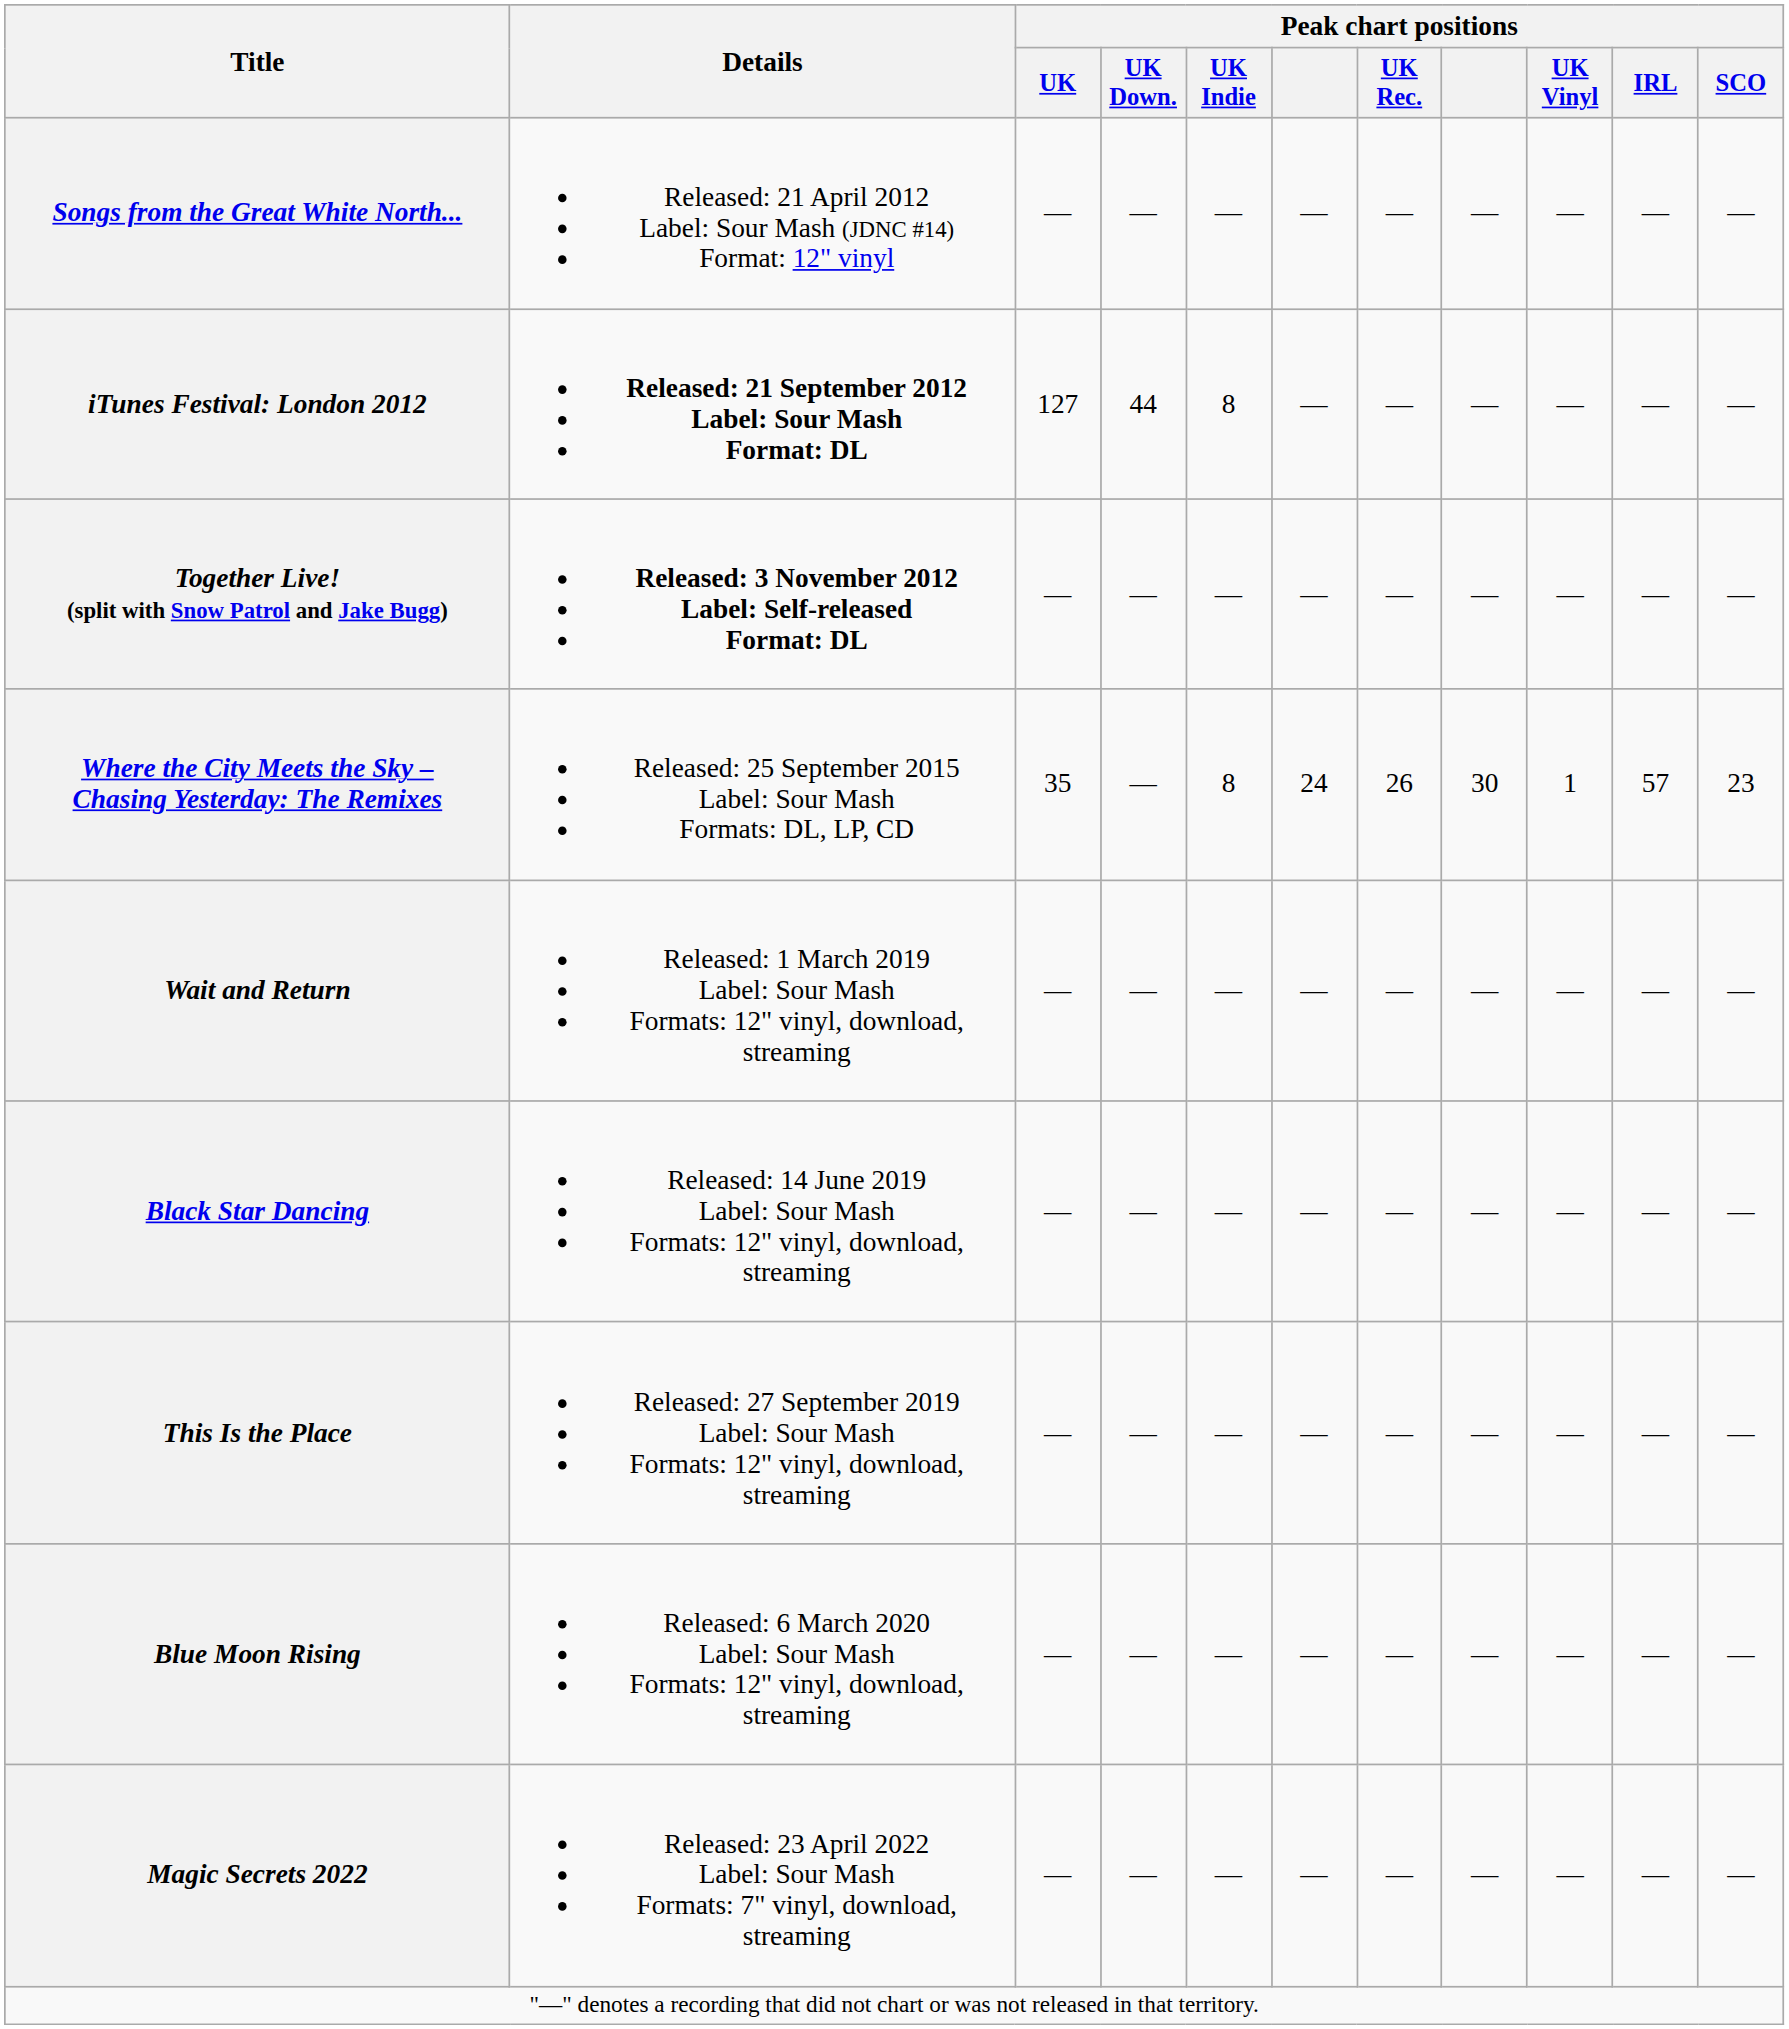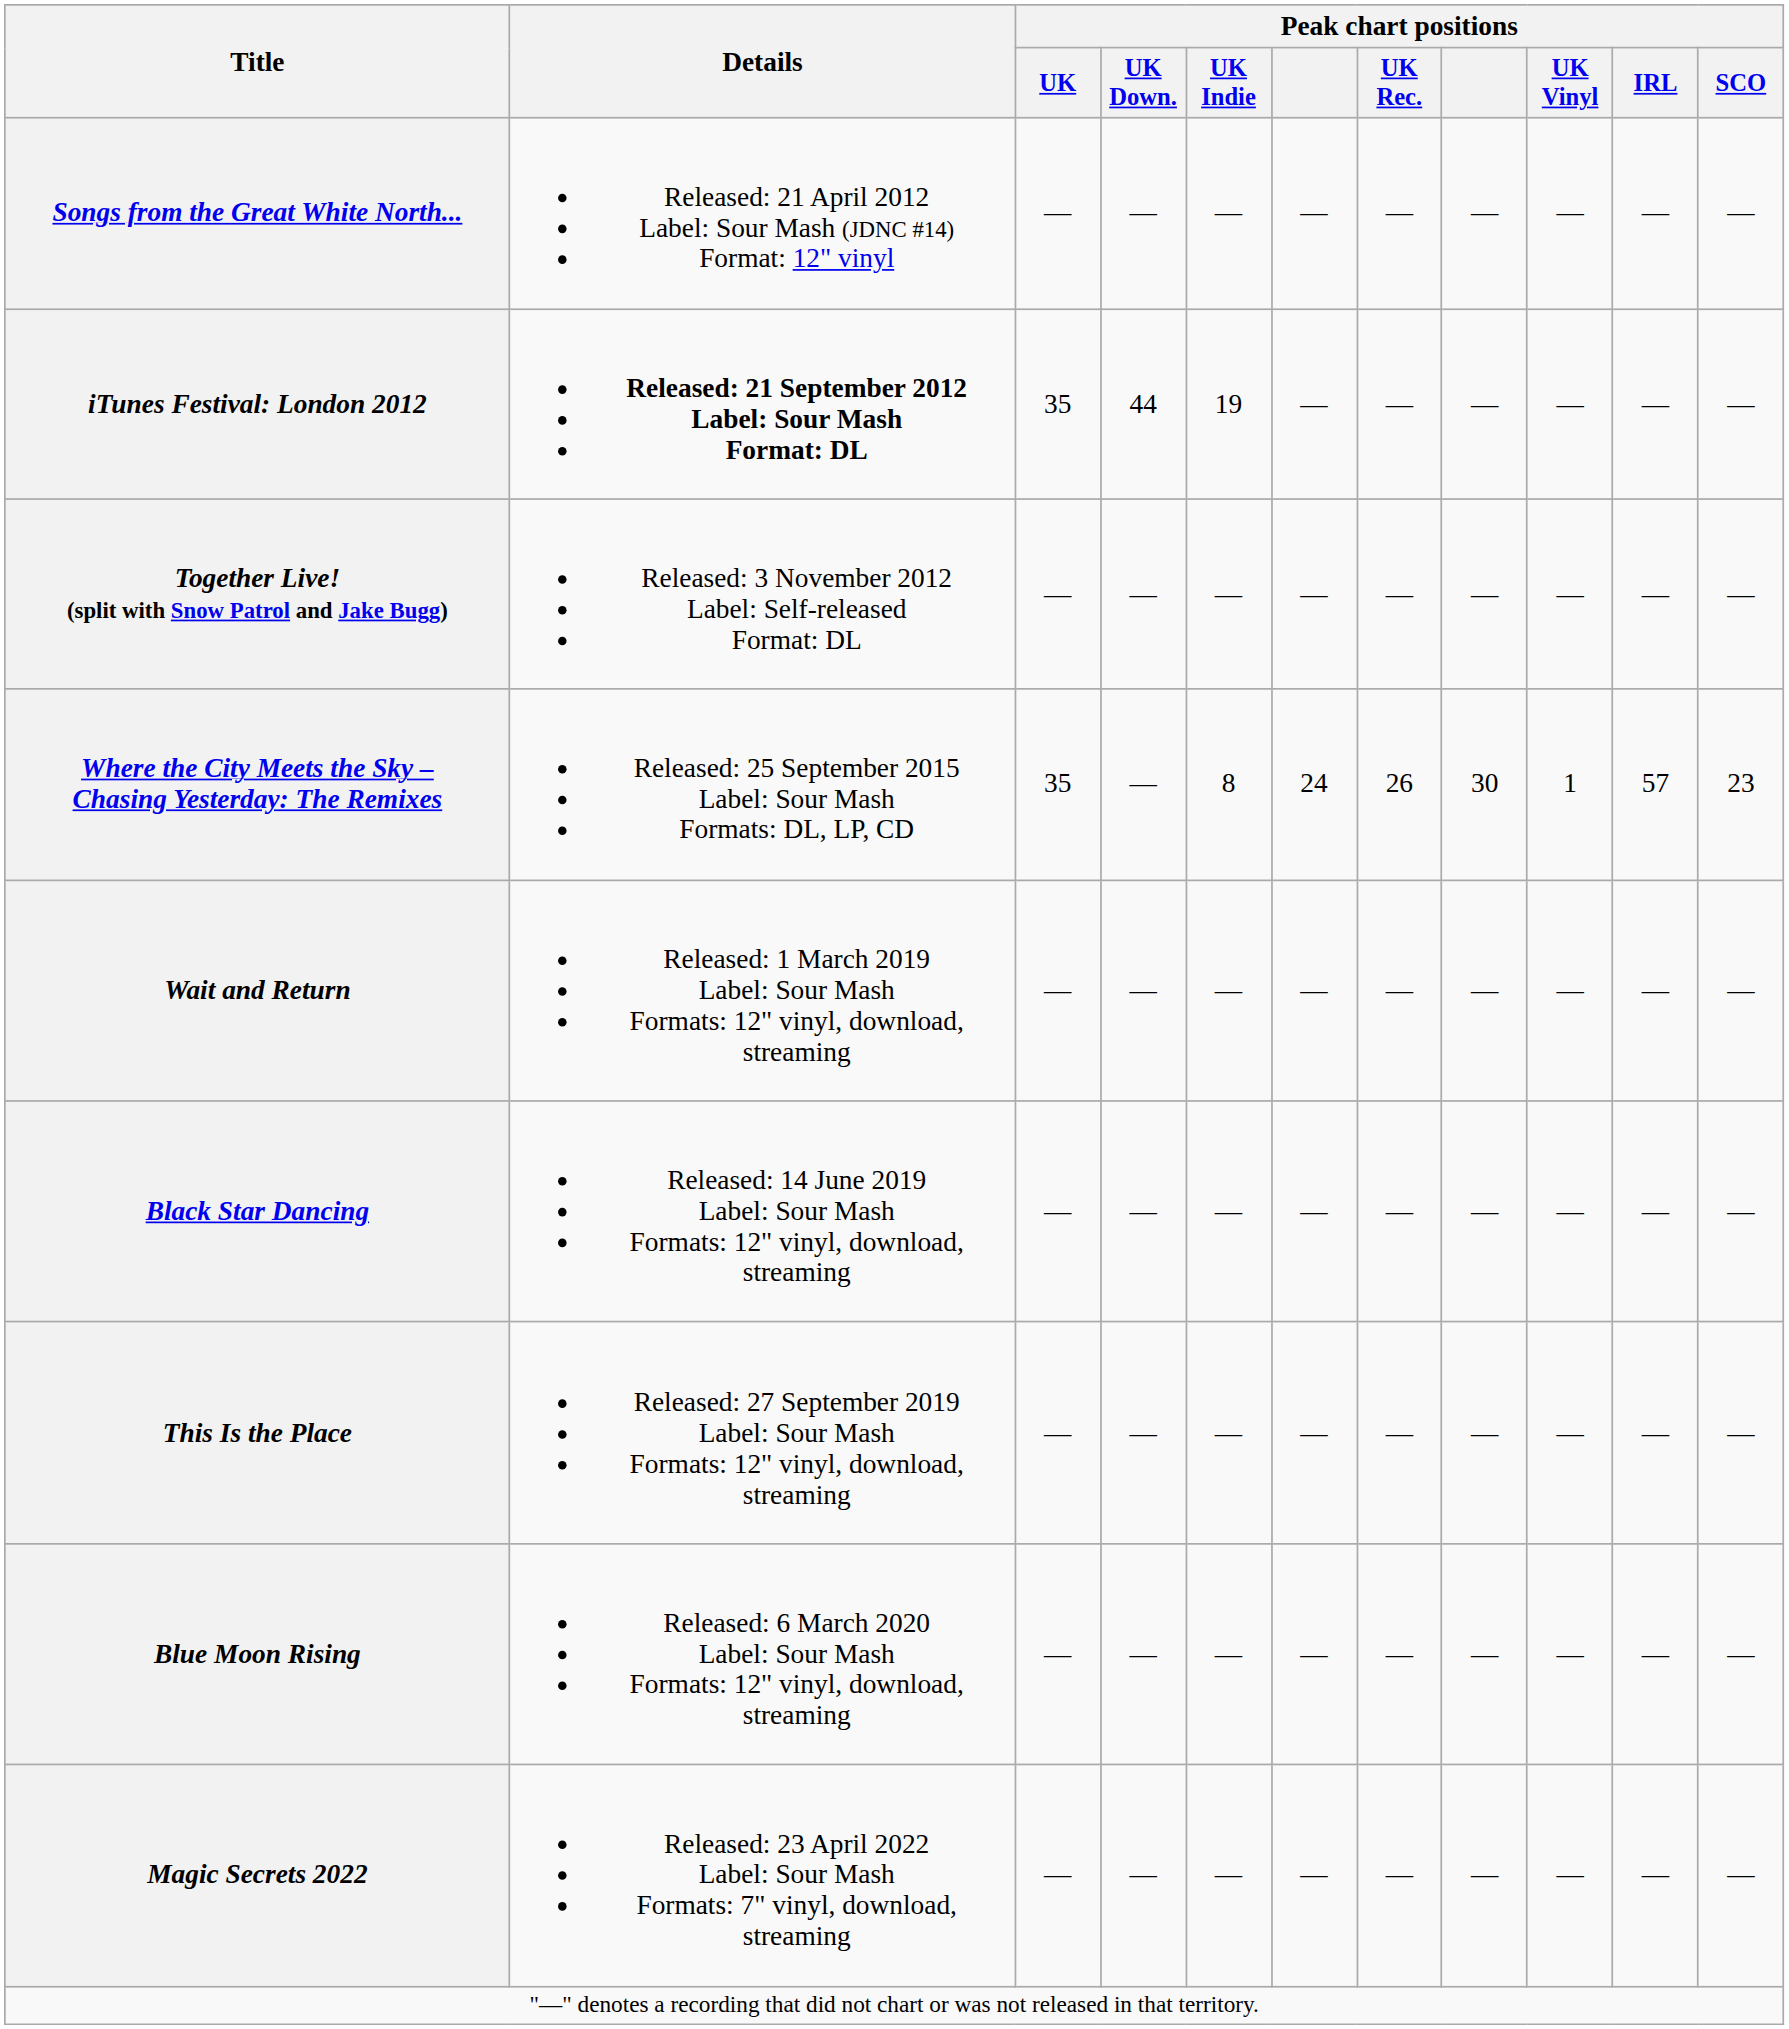(1058, 403) 127 -> (1058, 403) 35
(1229, 403) 8 -> (1229, 403) 19
(762, 609) bold -> (762, 609) normal
